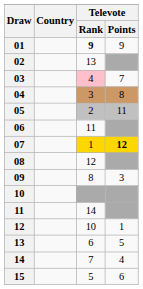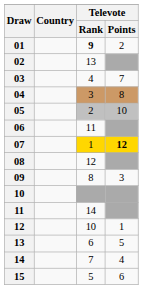(122, 45) 9 -> (122, 45) 2
(91, 78) pink background -> (91, 78) no background
(122, 111) 11 -> (122, 111) 10
